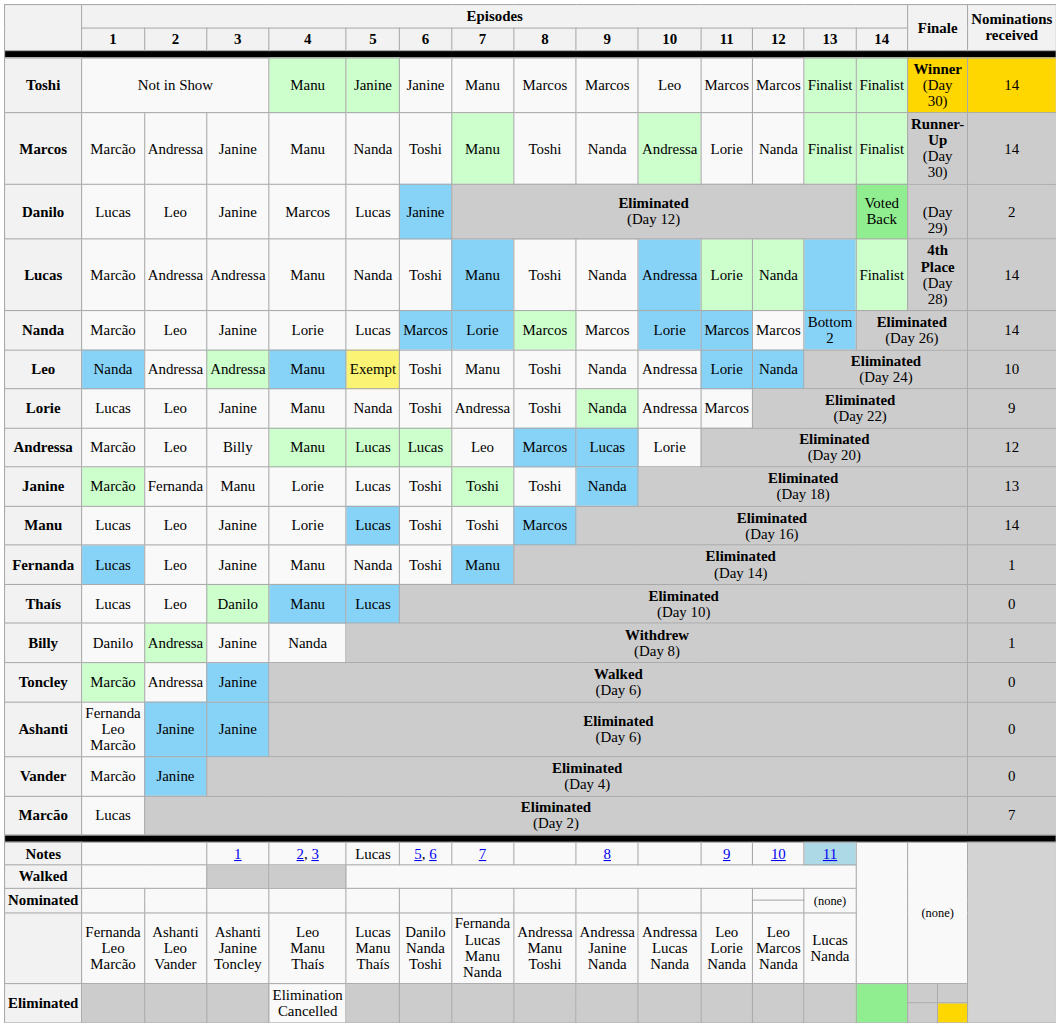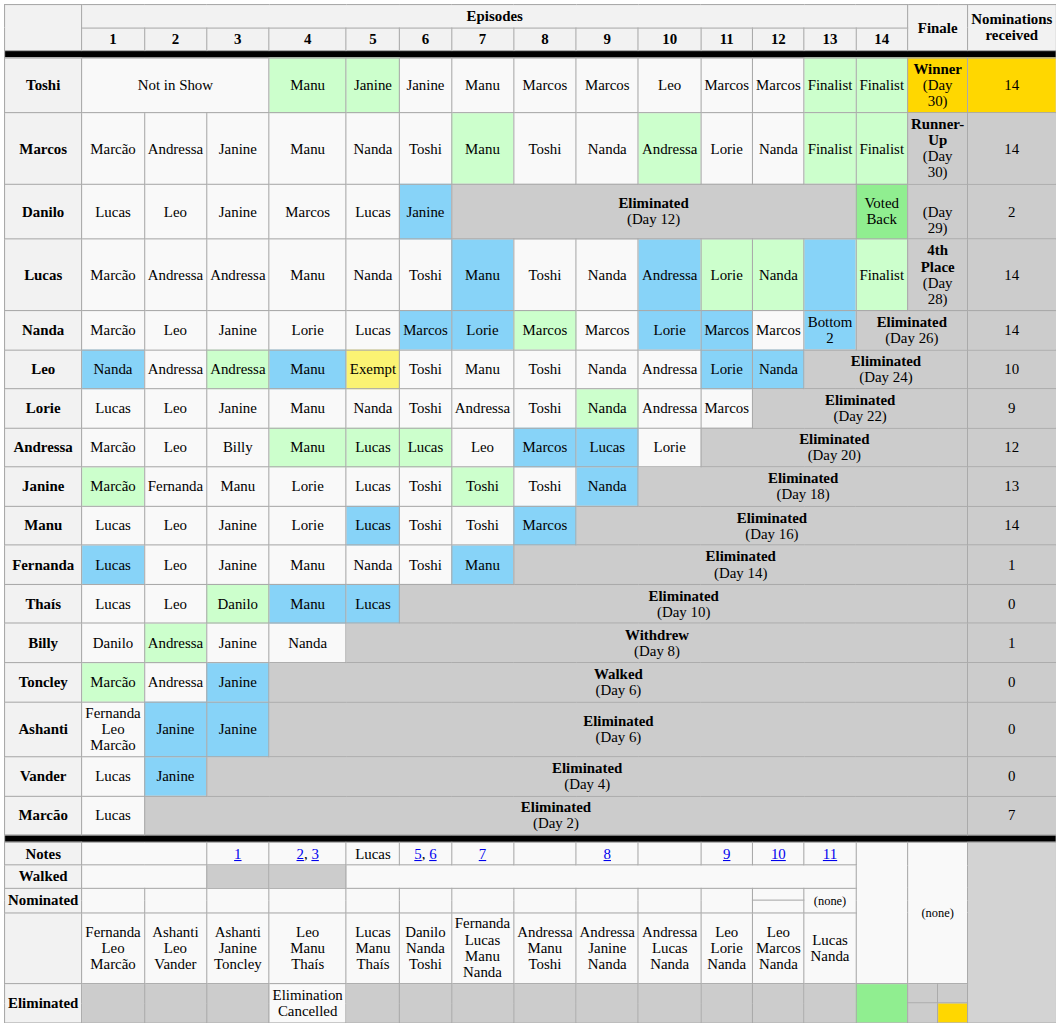(113, 776) Marcão -> (113, 776) Lucas
(830, 854) lightblue background -> (830, 854) no background
